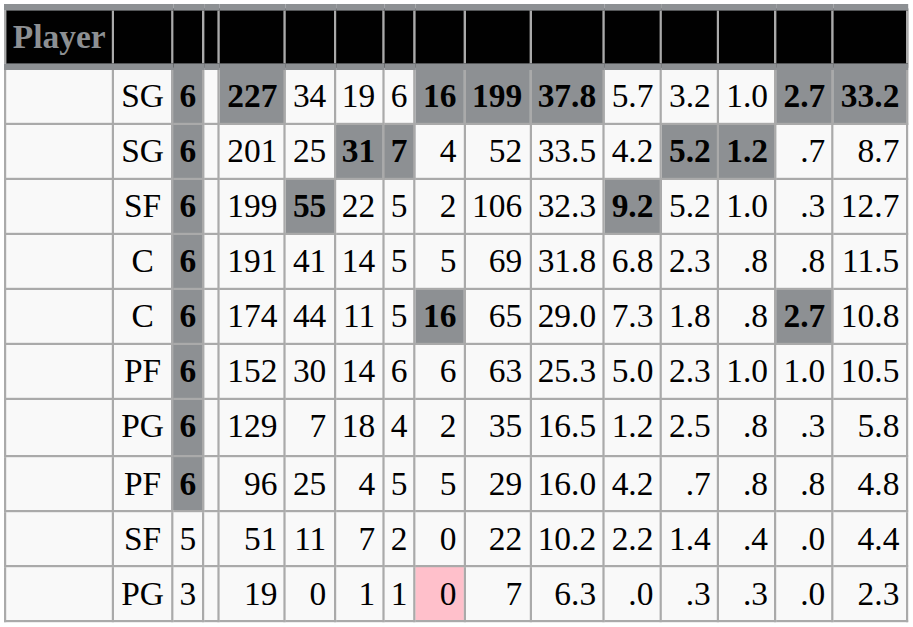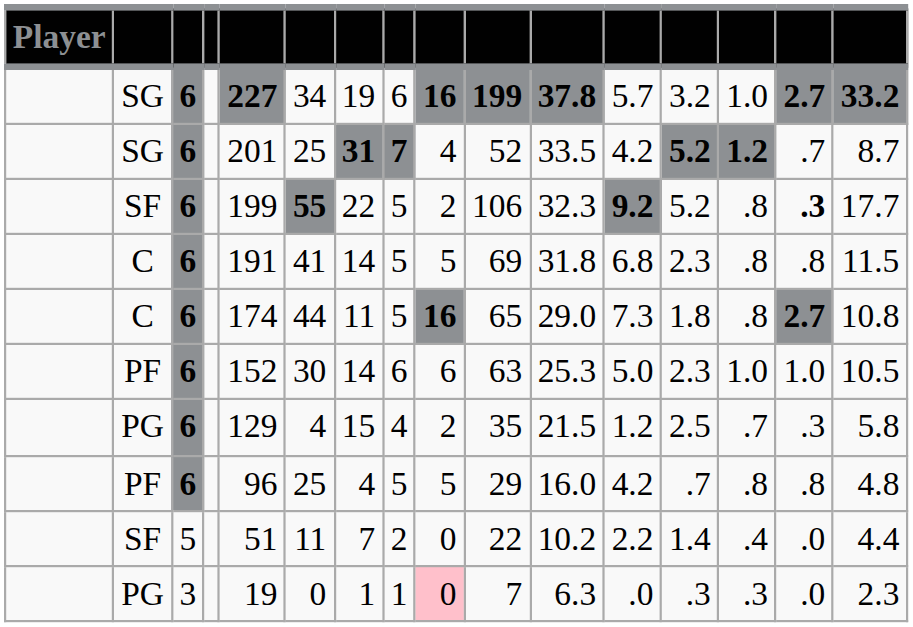(747, 206) 1.0 -> (755, 206) .8
(813, 206) normal -> (813, 206) bold
(870, 206) 12.7 -> (870, 206) 17.7
(318, 427) 7 -> (318, 427) 4
(359, 427) 18 -> (359, 427) 15
(567, 427) 16.5 -> (567, 427) 21.5
(755, 427) .8 -> (755, 427) .7
